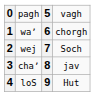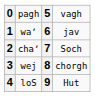(71, 31) chorgh -> (71, 31) jav
(29, 49) wej -> (29, 49) chaʼ
(29, 66) chaʼ -> (29, 66) wej
(71, 66) jav -> (71, 66) chorgh
